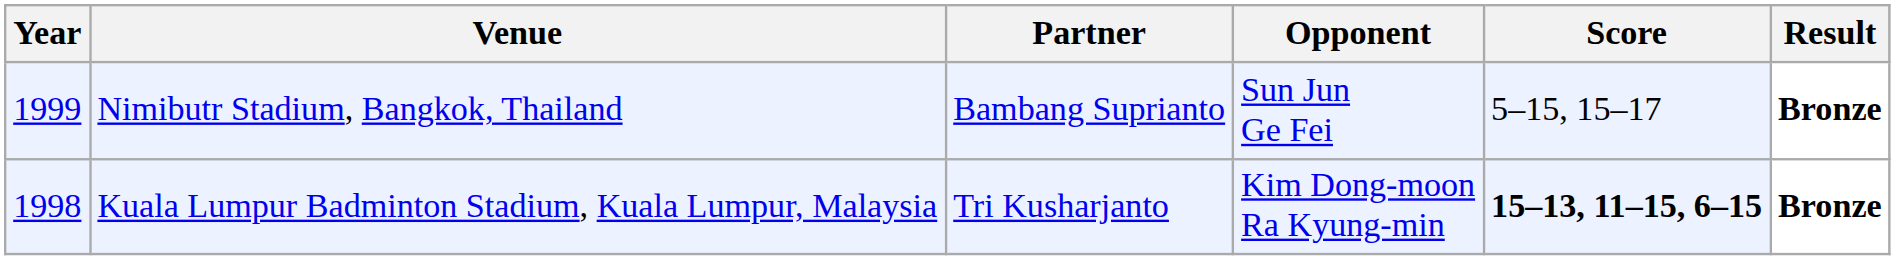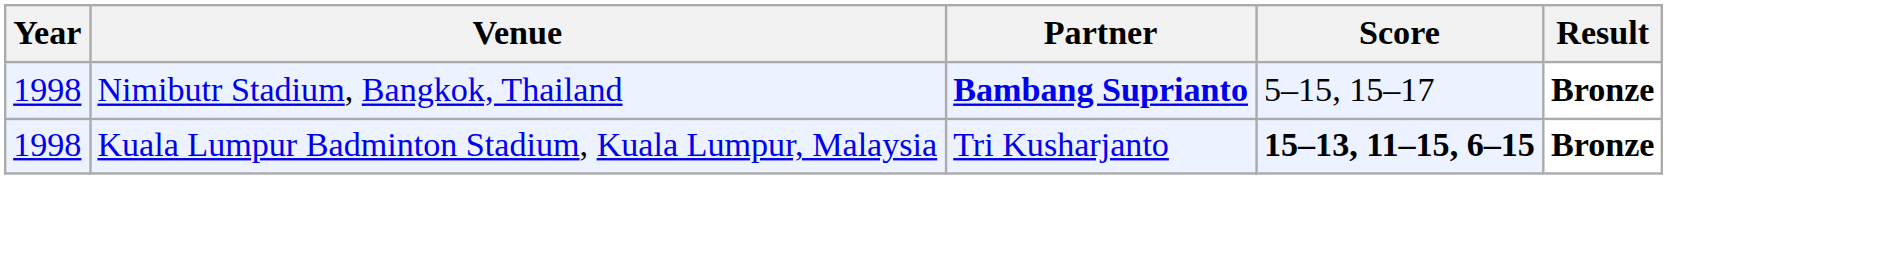- column: (1358, 33)
(47, 109) 1999 -> (47, 89) 1998
(1089, 109) normal -> (1101, 89) bold
